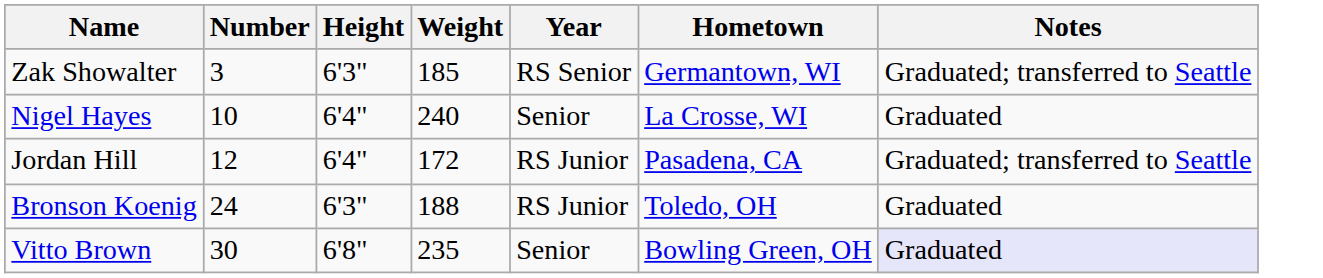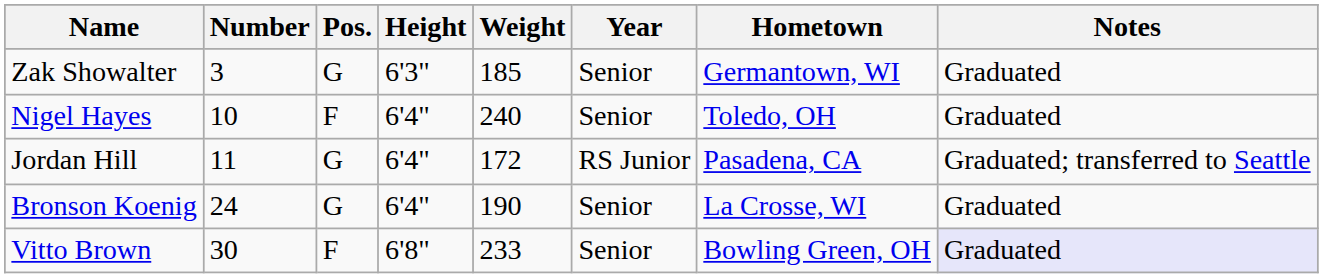+ column: (347, 26)
(574, 71) RS Senior -> (615, 71) Senior
(1068, 71) Graduated; transferred to Seattle -> (1003, 71) Graduated
(726, 116) La Crosse, WI -> (770, 116) Toledo, OH
(224, 160) 12 -> (223, 160) 11
(345, 205) 6'3" -> (407, 205) 6'4"
(438, 205) 188 -> (501, 205) 190
(572, 205) RS Junior -> (615, 205) Senior
(710, 205) Toledo, OH -> (785, 205) La Crosse, WI
(438, 250) 235 -> (501, 250) 233
